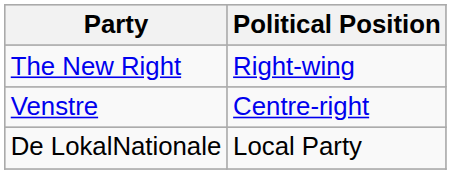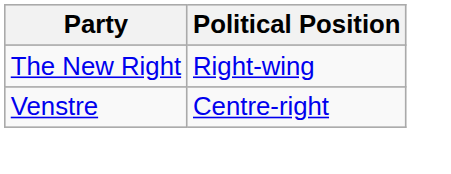- row: (116, 147)
